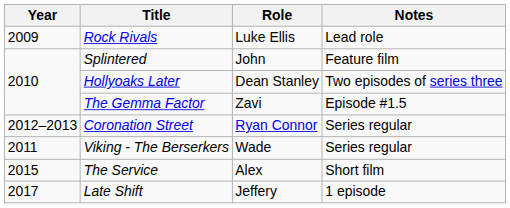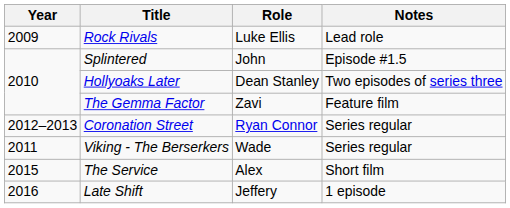(362, 59) Feature film -> (366, 59) Episode #1.5
(366, 103) Episode #1.5 -> (362, 103) Feature film
(23, 192) 2017 -> (23, 192) 2016
